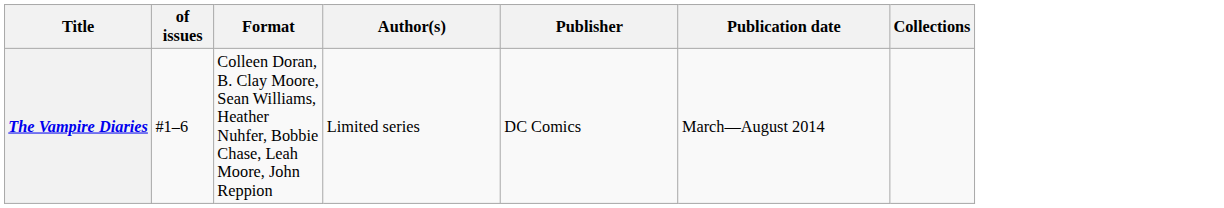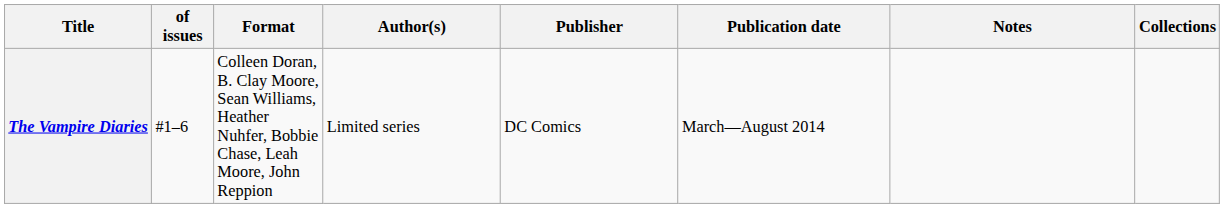+ column: (1012, 26)
